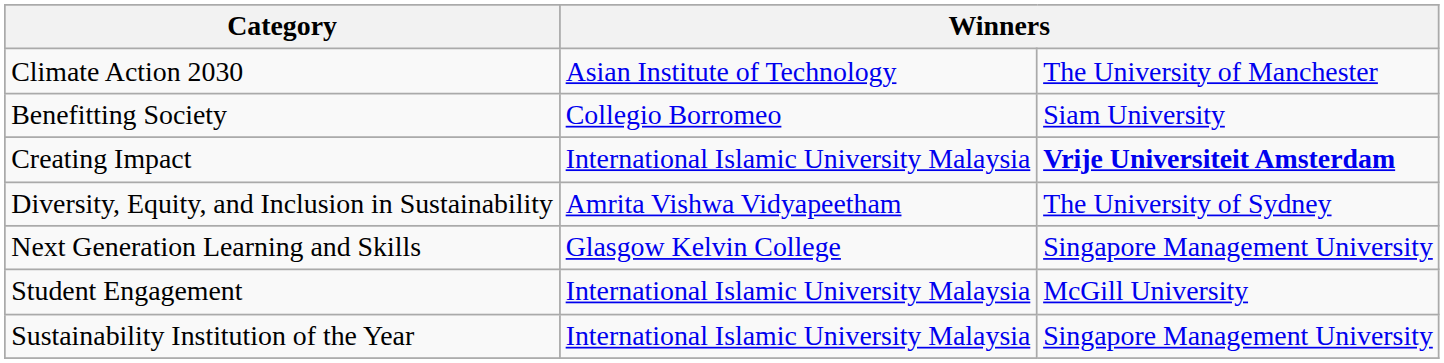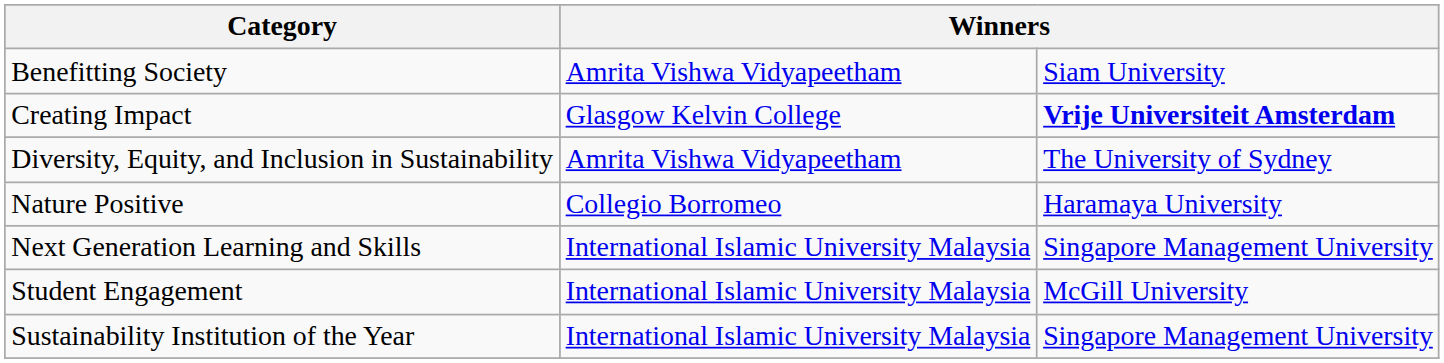- row: (127, 70)
(674, 114) Collegio Borromeo -> (734, 70) Amrita Vishwa Vidyapeetham
(798, 159) International Islamic University Malaysia -> (703, 114) Glasgow Kelvin College
+ row: (97, 203)
(703, 247) Glasgow Kelvin College -> (798, 247) International Islamic University Malaysia
